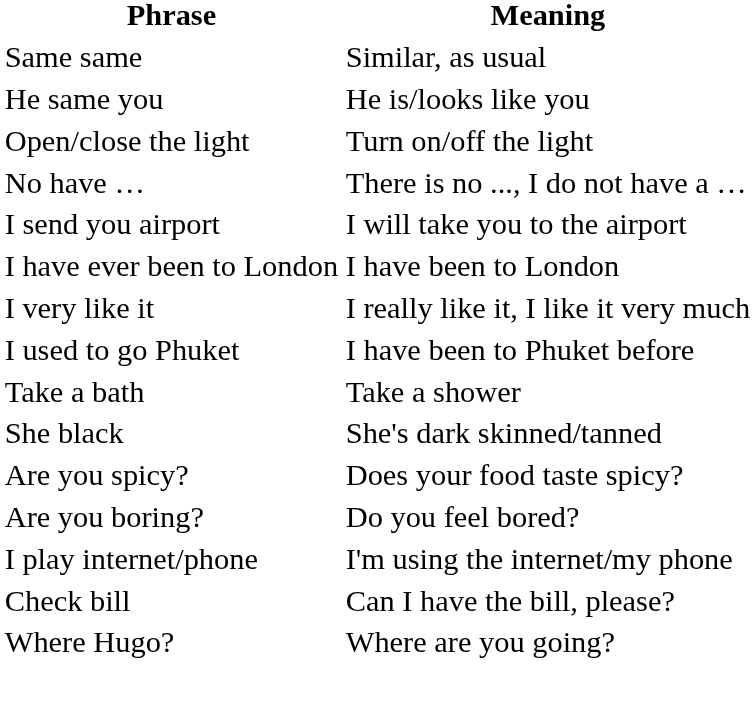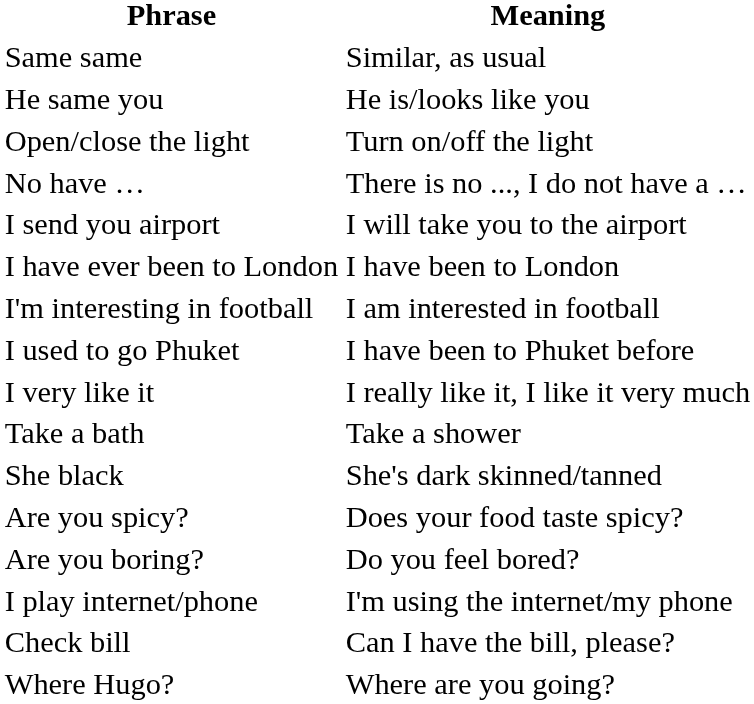+ row: (159, 307)
rows swapped: (79, 307) <-> (122, 349)
